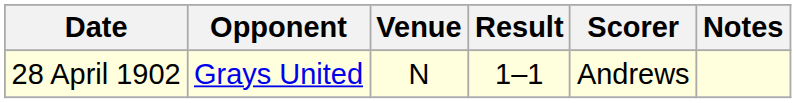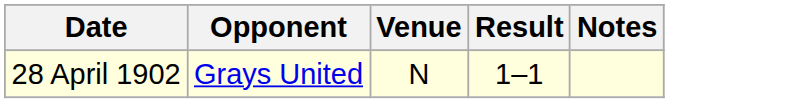- column: (633, 27)
